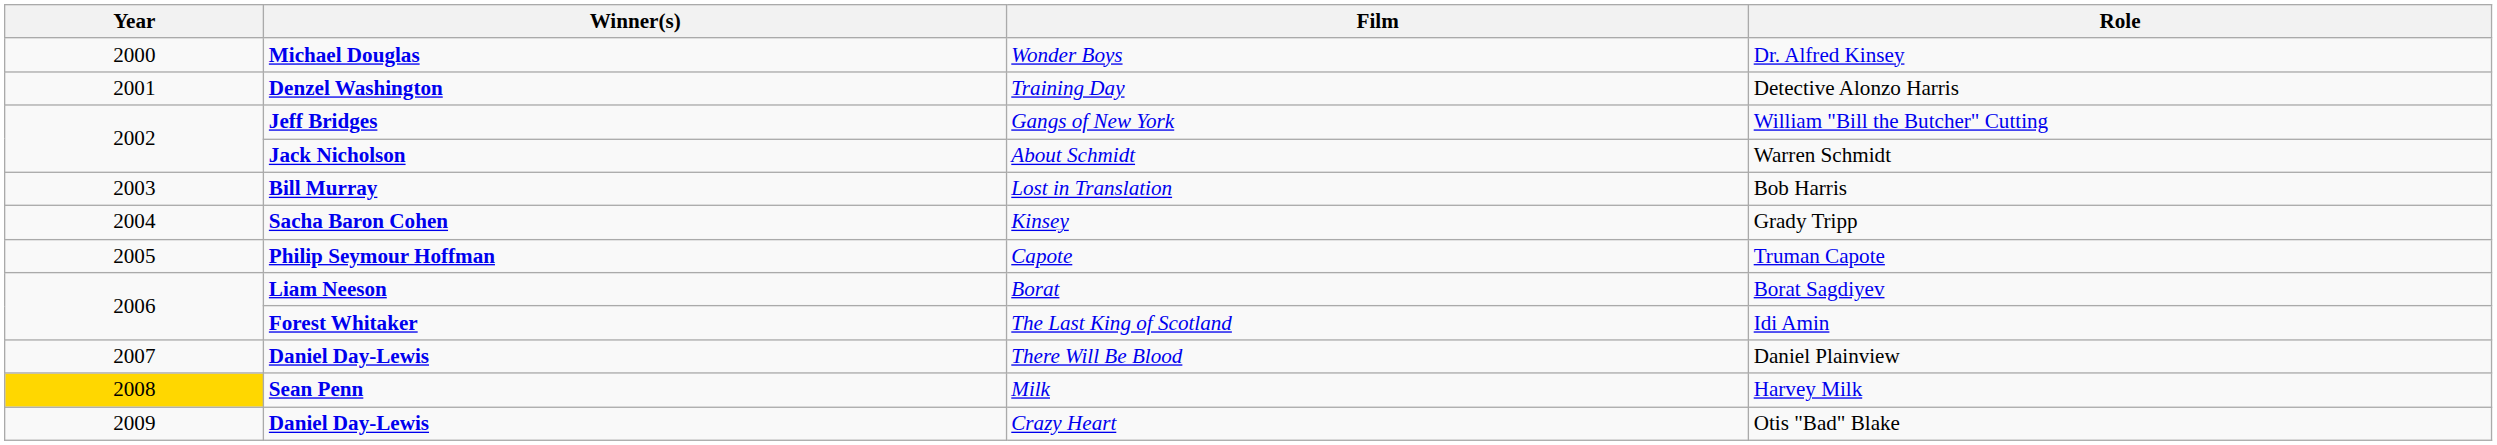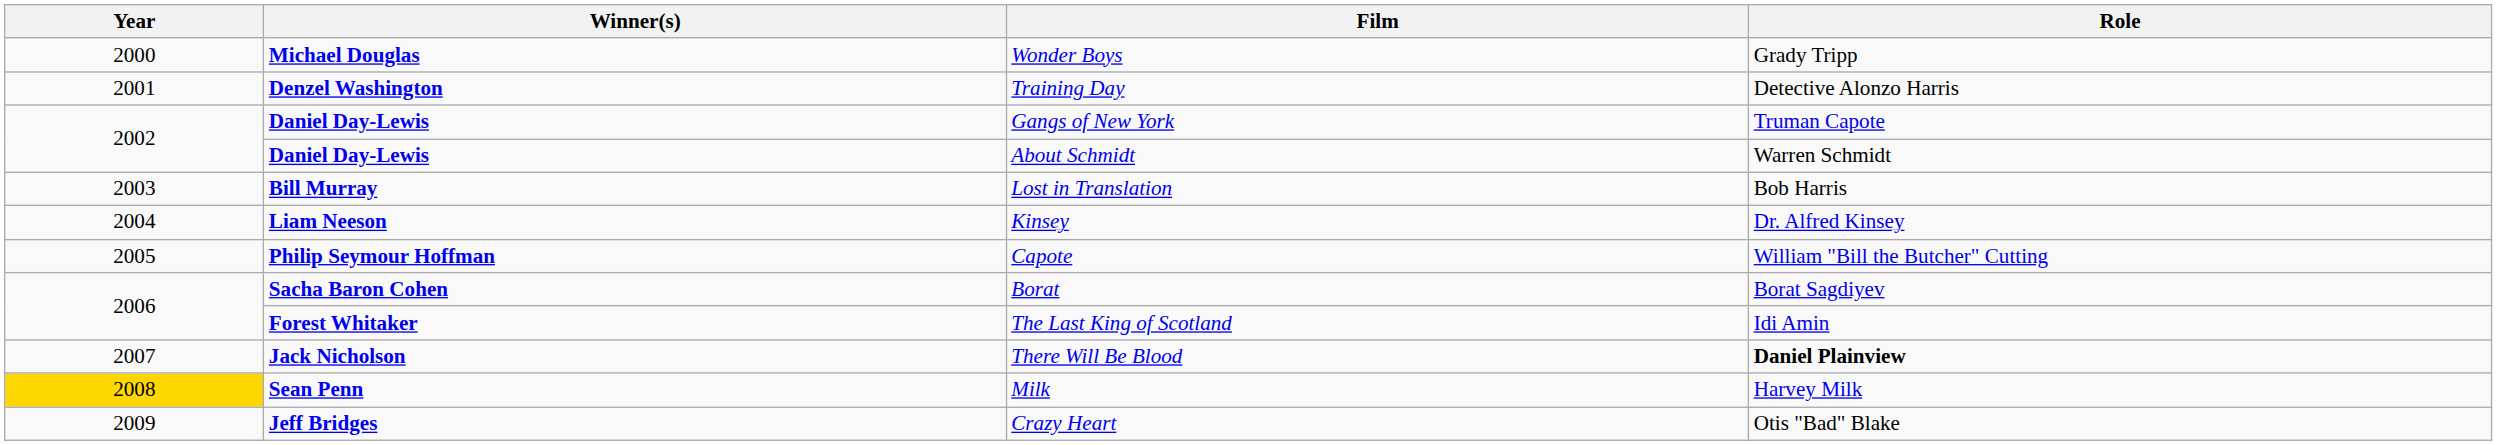(1829, 54) Dr. Alfred Kinsey -> (1806, 54) Grady Tripp
(323, 121) Jeff Bridges -> (349, 121) Daniel Day-Lewis
(1901, 121) William "Bill the Butcher" Cutting -> (1819, 121) Truman Capote
(337, 155) Jack Nicholson -> (349, 155) Daniel Day-Lewis
(358, 222) Sacha Baron Cohen -> (328, 222) Liam Neeson
(1806, 222) Grady Tripp -> (1829, 222) Dr. Alfred Kinsey
(1819, 255) Truman Capote -> (1901, 255) William "Bill the Butcher" Cutting
(328, 289) Liam Neeson -> (358, 289) Sacha Baron Cohen
(349, 356) Daniel Day-Lewis -> (337, 356) Jack Nicholson
(1827, 356) normal -> (1830, 356) bold
(349, 423) Daniel Day-Lewis -> (323, 423) Jeff Bridges
